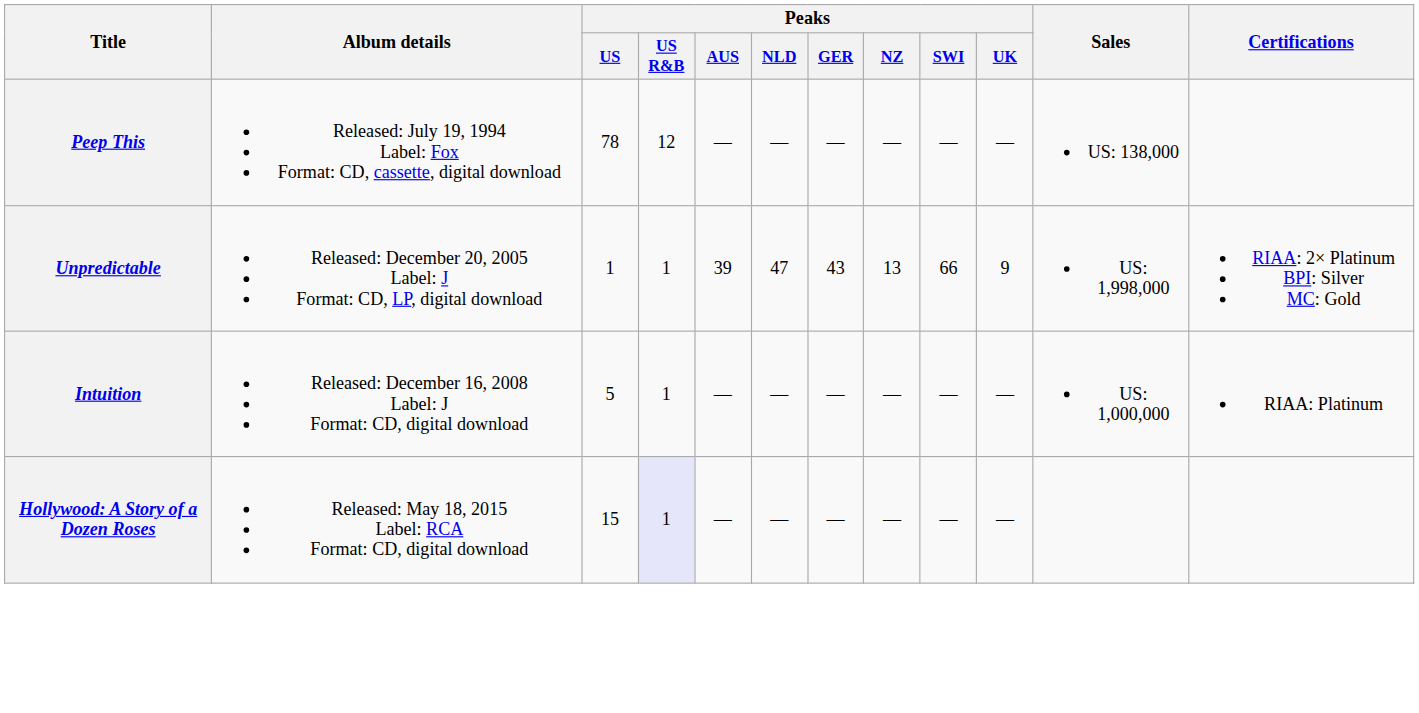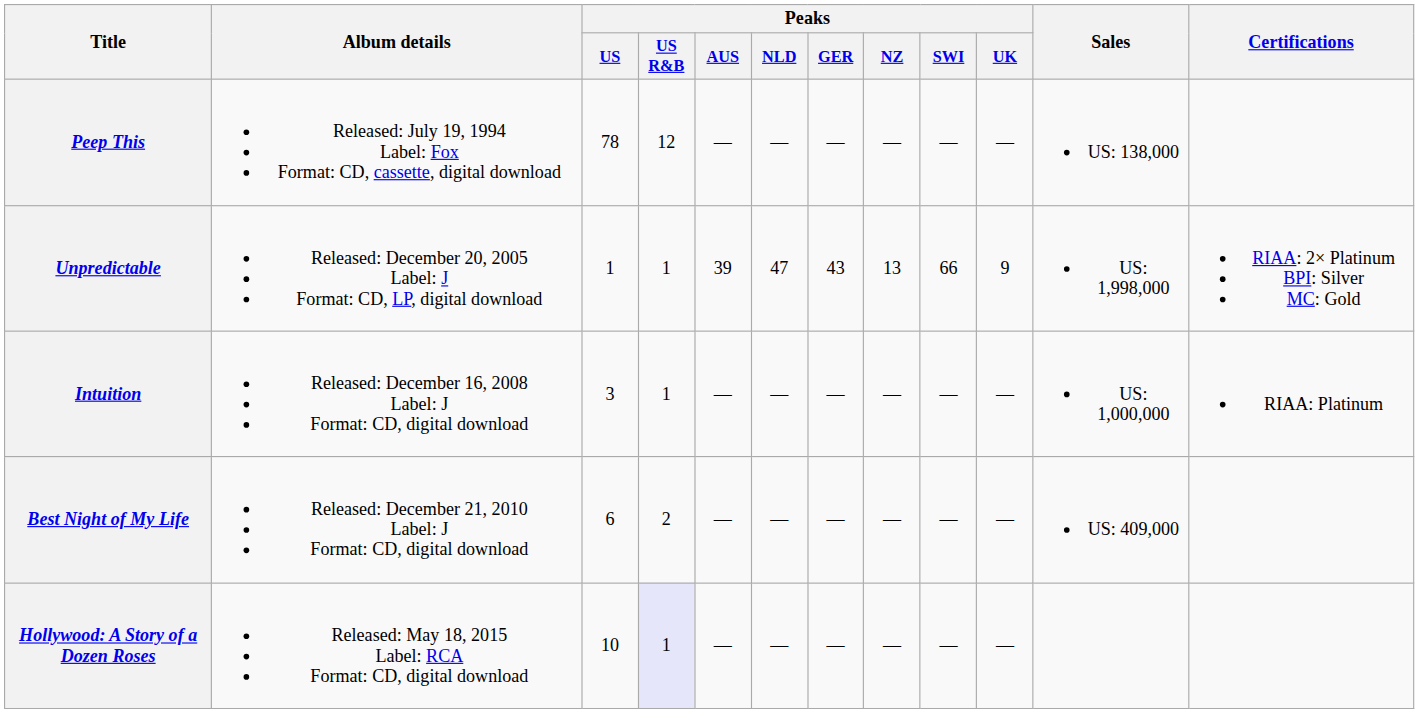(610, 393) 5 -> (610, 393) 3
+ row: (108, 519)
(610, 519) 15 -> (610, 645) 10
